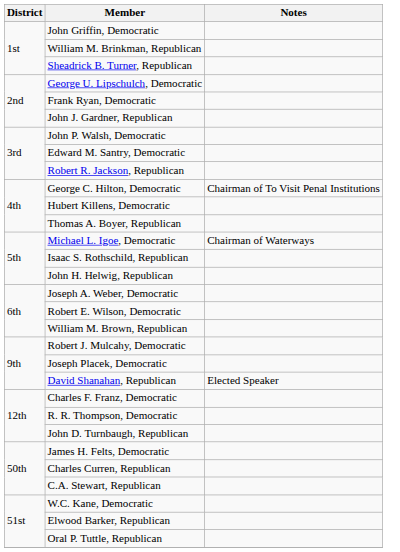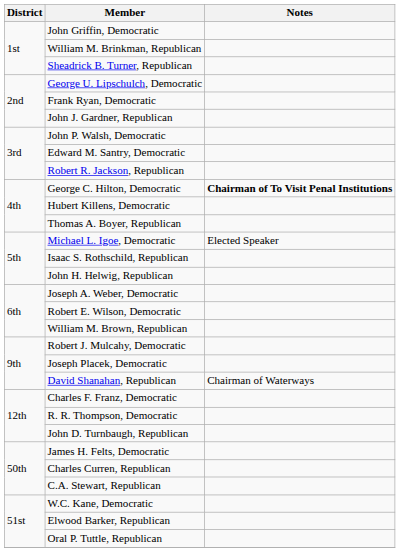(294, 188) normal -> (300, 188) bold
(261, 240) Chairman of Waterways -> (243, 240) Elected Speaker
(243, 380) Elected Speaker -> (261, 380) Chairman of Waterways
